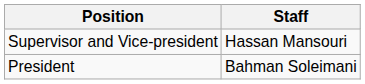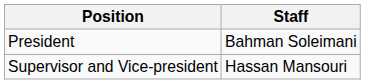rows swapped: (41, 66) <-> (113, 41)
